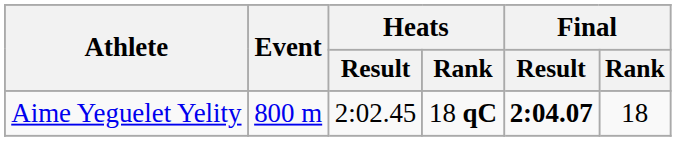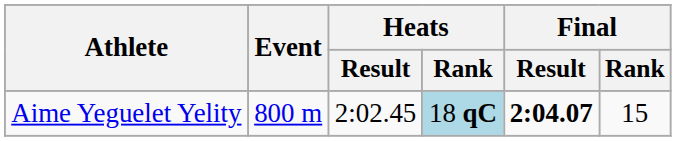(463, 113) no background -> (463, 113) lightblue background
(635, 113) 18 -> (635, 113) 15
